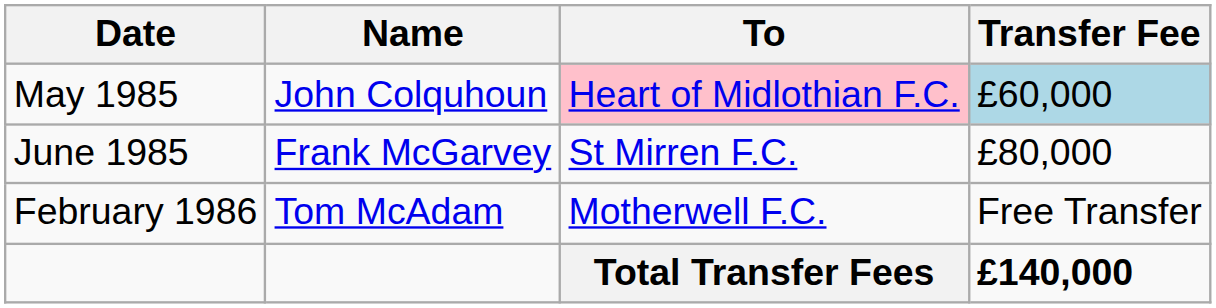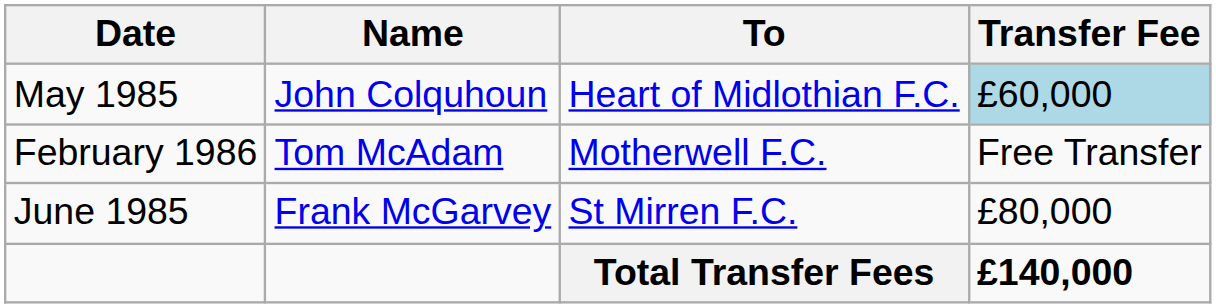(764, 93) pink background -> (764, 93) no background
rows swapped: (101, 152) <-> (136, 212)
